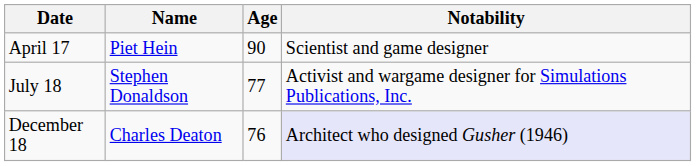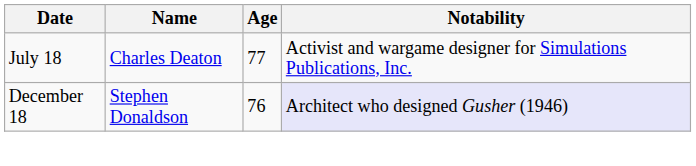- row: (39, 47)
(149, 86) Stephen Donaldson -> (166, 57) Charles Deaton
(166, 135) Charles Deaton -> (149, 106) Stephen Donaldson
